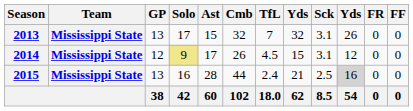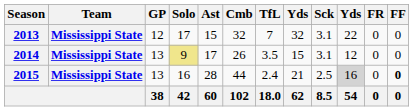(157, 34) 13 -> (157, 34) 12
(351, 34) 26 -> (351, 34) 22
(157, 55) 12 -> (157, 55) 13
(270, 55) 4.5 -> (270, 55) 3.5
(398, 75) normal -> (398, 75) bold
